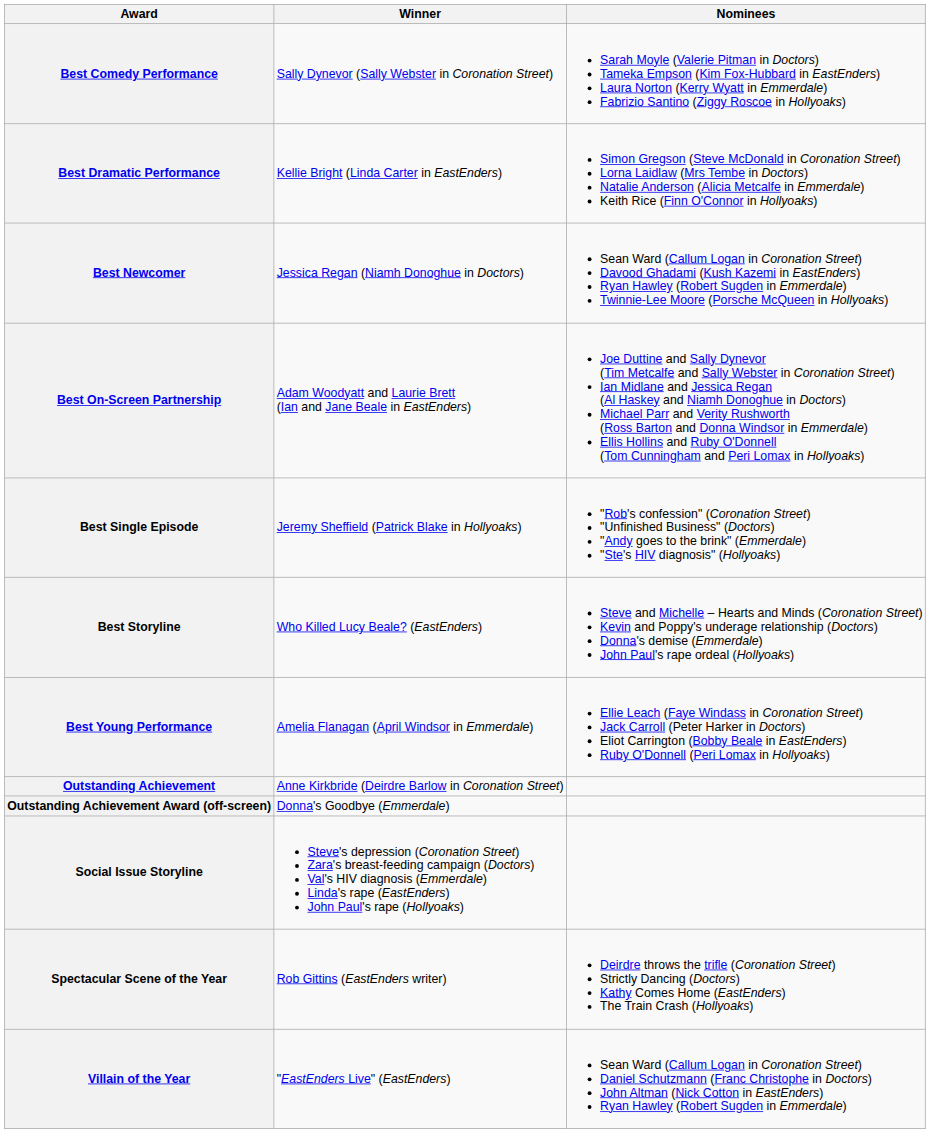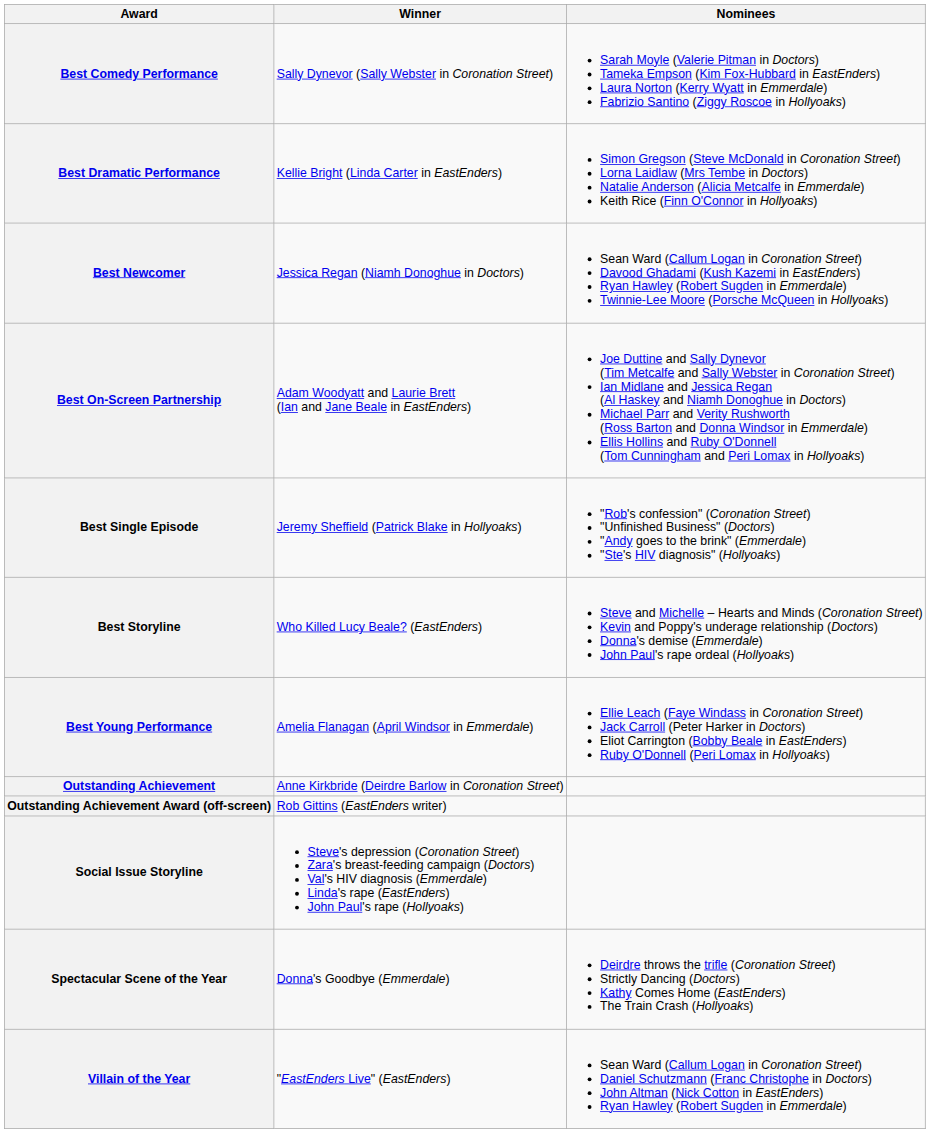(363, 806) Donna's Goodbye (Emmerdale) -> (362, 806) Rob Gittins (EastEnders writer)
(362, 979) Rob Gittins (EastEnders writer) -> (363, 979) Donna's Goodbye (Emmerdale)
